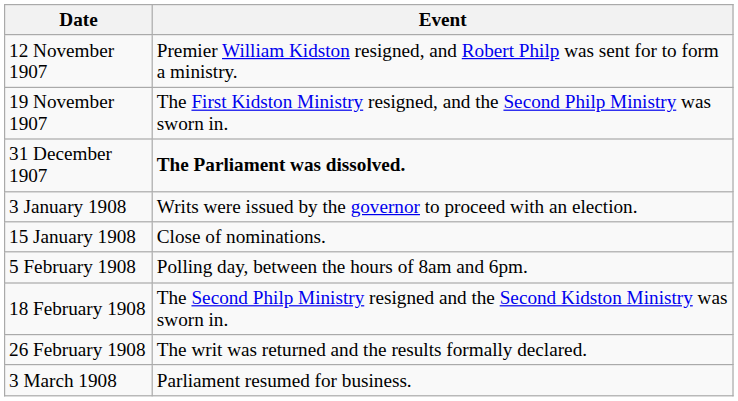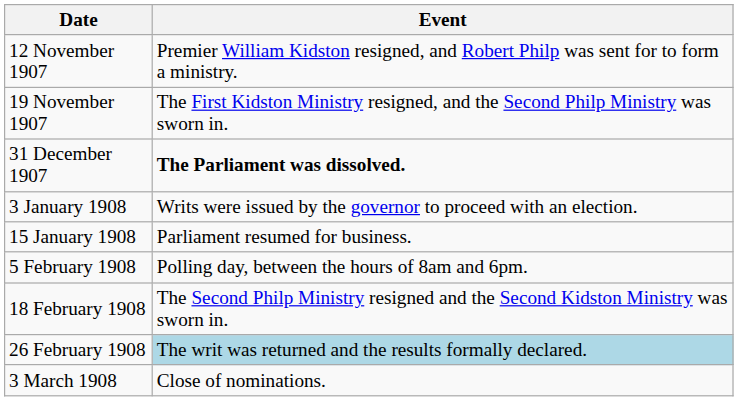(241, 236) Close of nominations. -> (284, 236) Parliament resumed for business.
(372, 349) no background -> (372, 349) lightblue background
(284, 380) Parliament resumed for business. -> (241, 380) Close of nominations.
